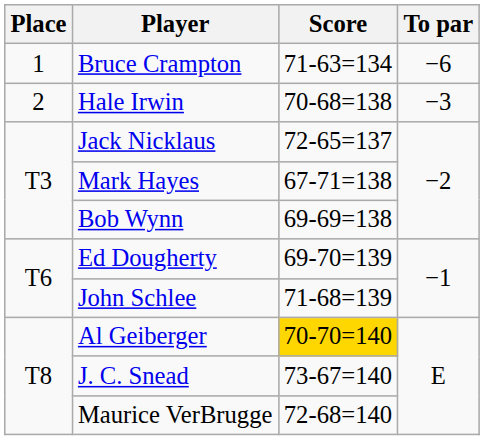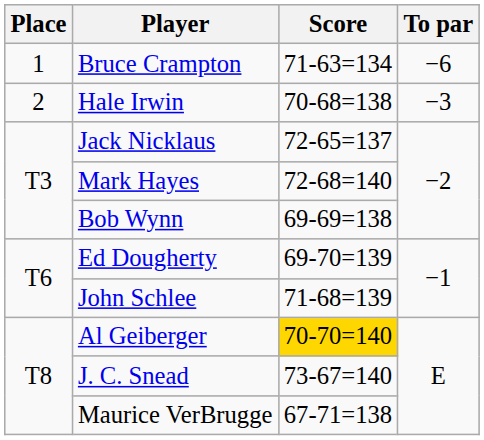(338, 180) 67-71=138 -> (338, 180) 72-68=140
(338, 414) 72-68=140 -> (338, 414) 67-71=138
